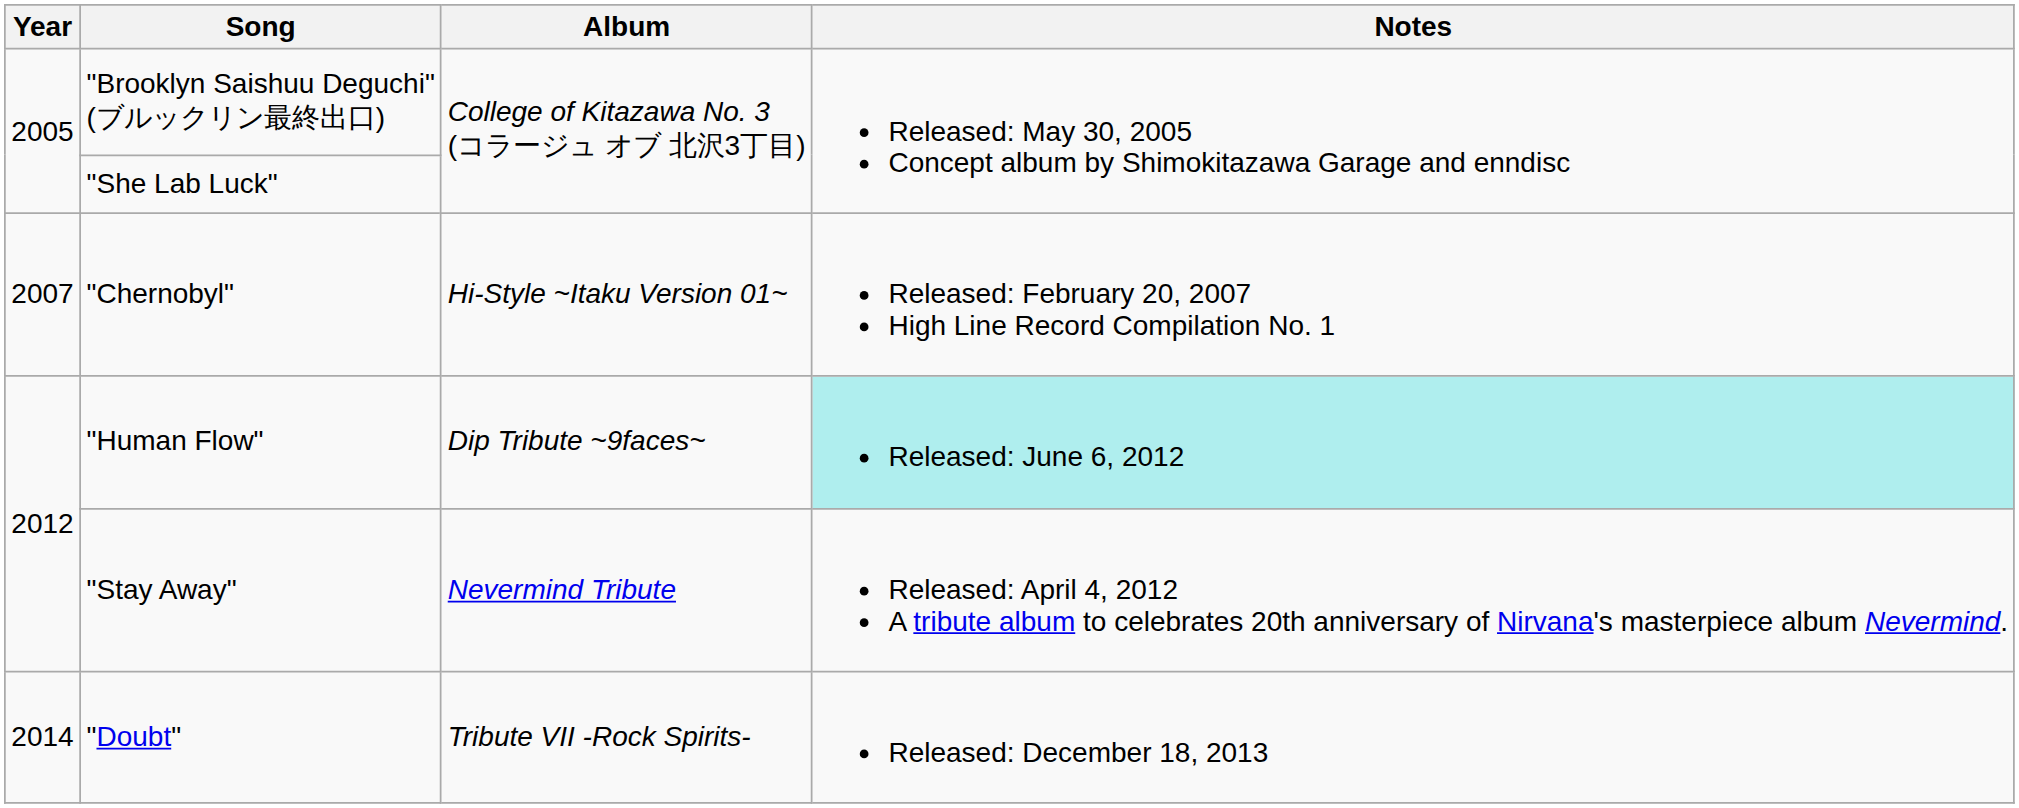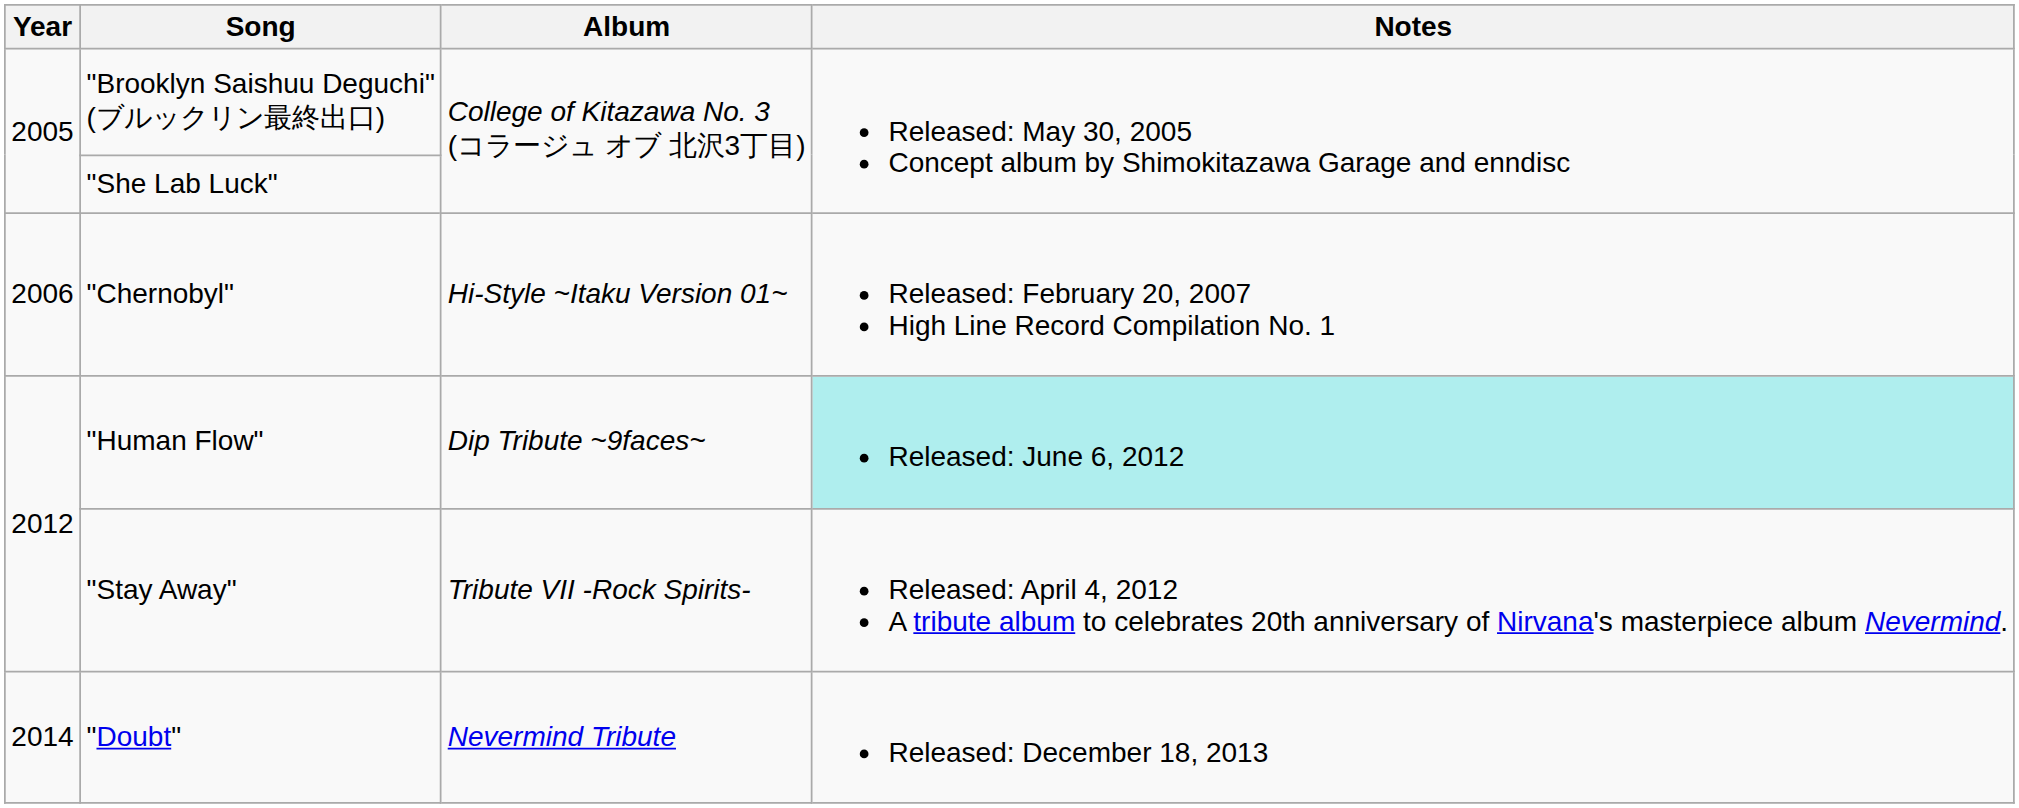(42, 294) 2007 -> (42, 294) 2006
(562, 589) Nevermind Tribute -> (599, 589) Tribute VII -Rock Spirits-
(599, 736) Tribute VII -Rock Spirits- -> (562, 736) Nevermind Tribute
